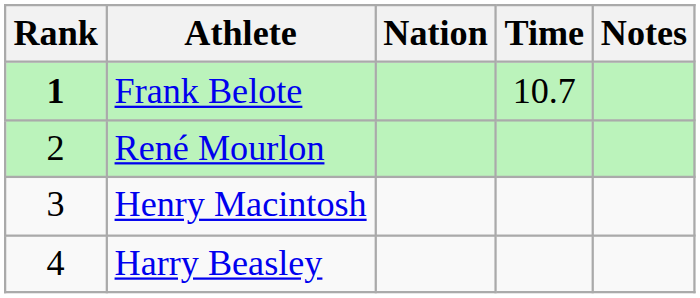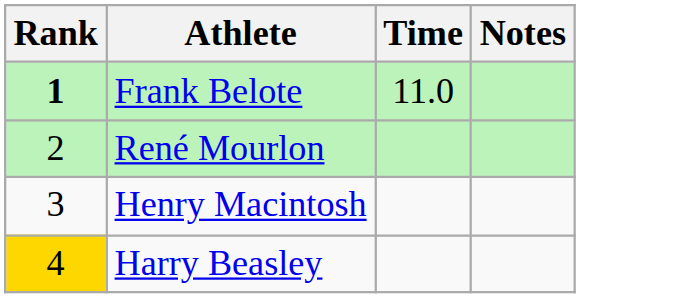- column: (436, 33)
(544, 90) 10.7 -> (423, 90) 11.0
(56, 262) no background -> (56, 262) gold background
